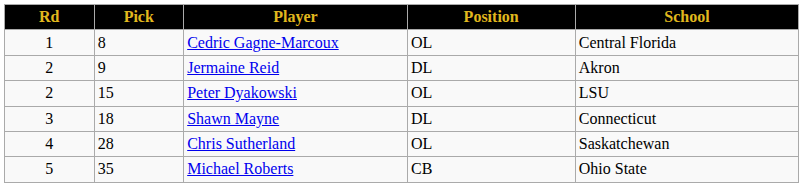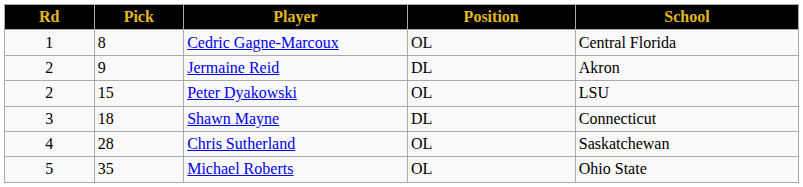(422, 169) CB -> (422, 169) OL
